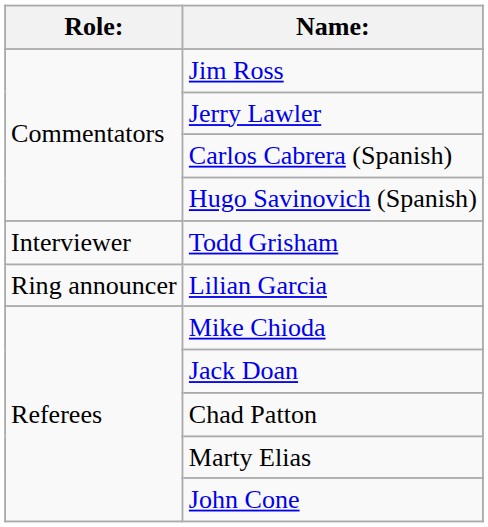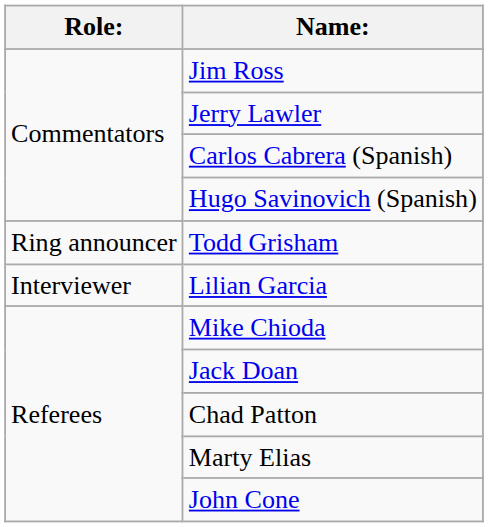(71, 241) Interviewer -> (94, 241) Ring announcer
(94, 284) Ring announcer -> (71, 284) Interviewer
